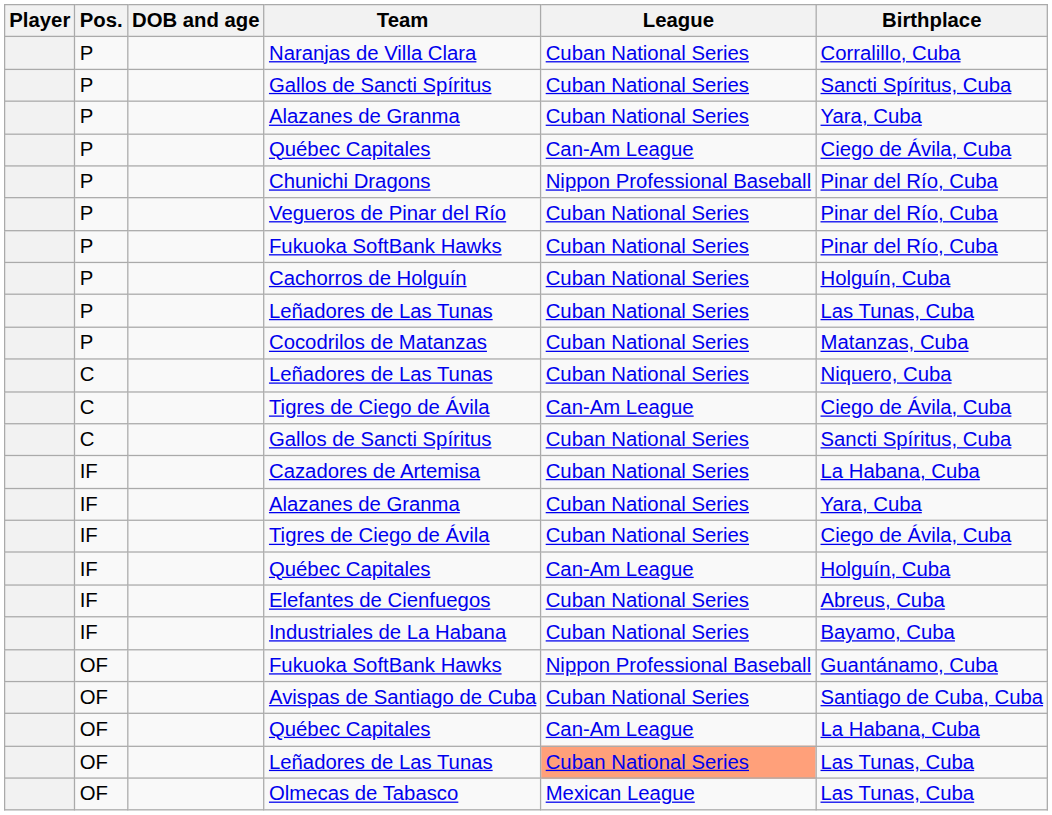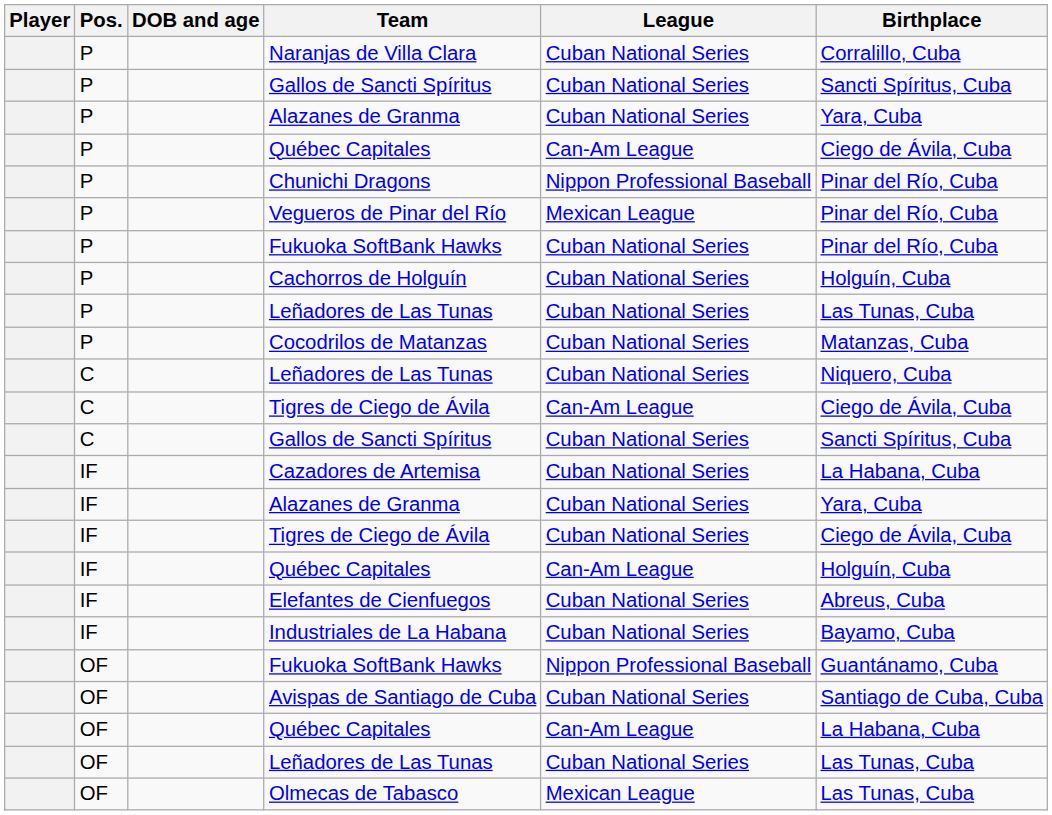(647, 213) Cuban National Series -> (620, 213) Mexican League
(647, 761) lightsalmon background -> (647, 761) no background
